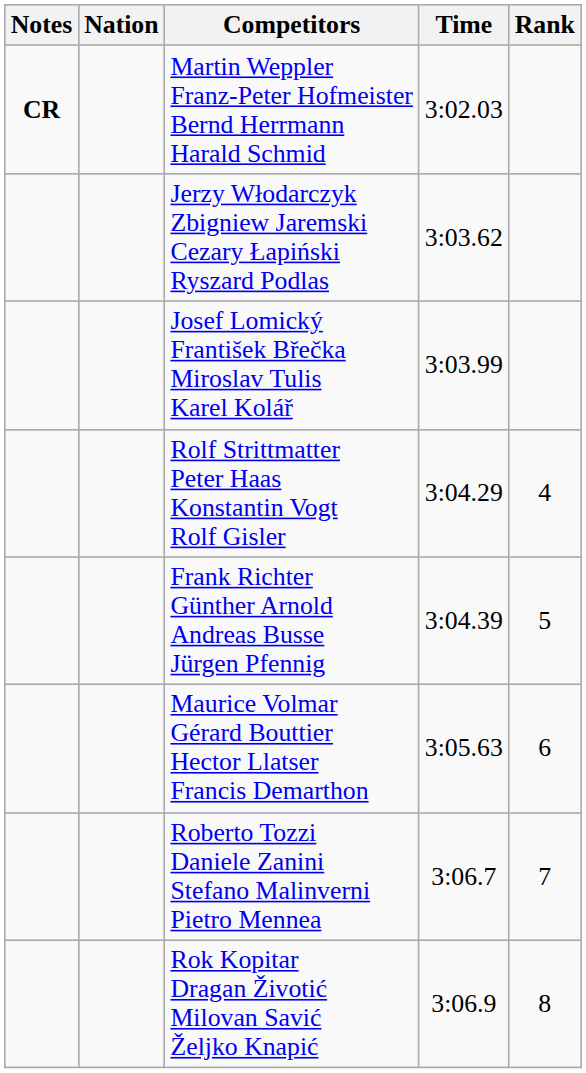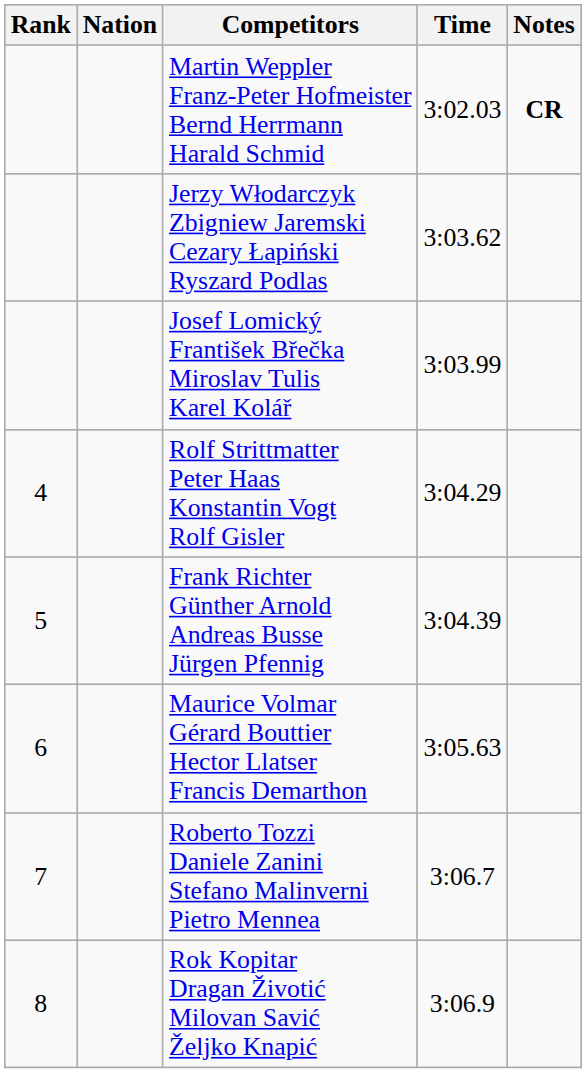columns swapped: (545, 24) <-> (42, 24)
